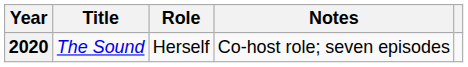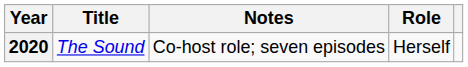columns swapped: (181, 18) <-> (334, 18)
